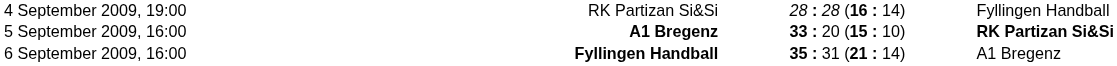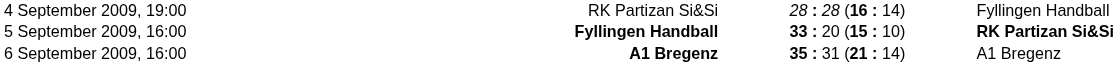(674, 32) A1 Bregenz -> (646, 32) Fyllingen Handball
(646, 53) Fyllingen Handball -> (674, 53) A1 Bregenz
